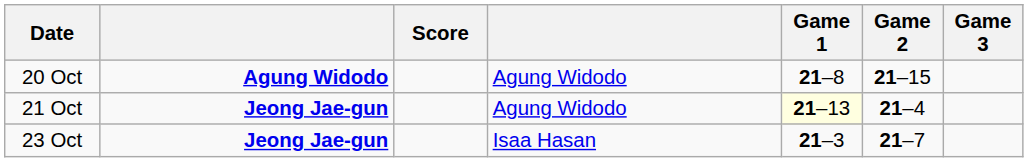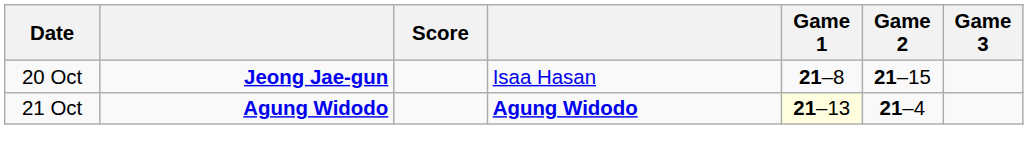(316, 76) Agung Widodo -> (316, 76) Jeong Jae-gun
(560, 76) Agung Widodo -> (544, 76) Isaa Hasan
(316, 109) Jeong Jae-gun -> (316, 109) Agung Widodo
(560, 109) normal -> (565, 109) bold
- row: (52, 141)
